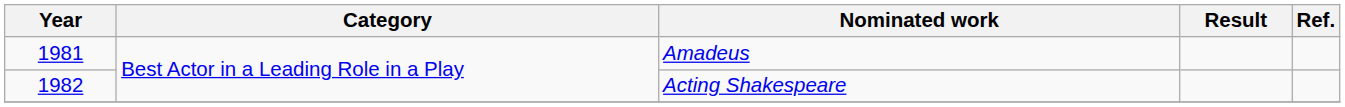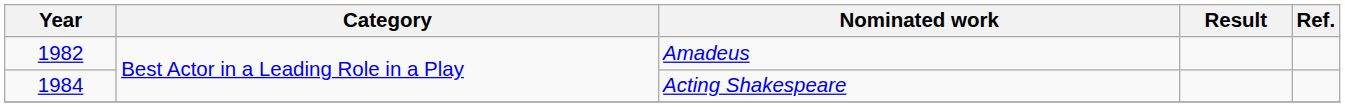(61, 53) 1981 -> (61, 53) 1982
(61, 85) 1982 -> (61, 85) 1984
